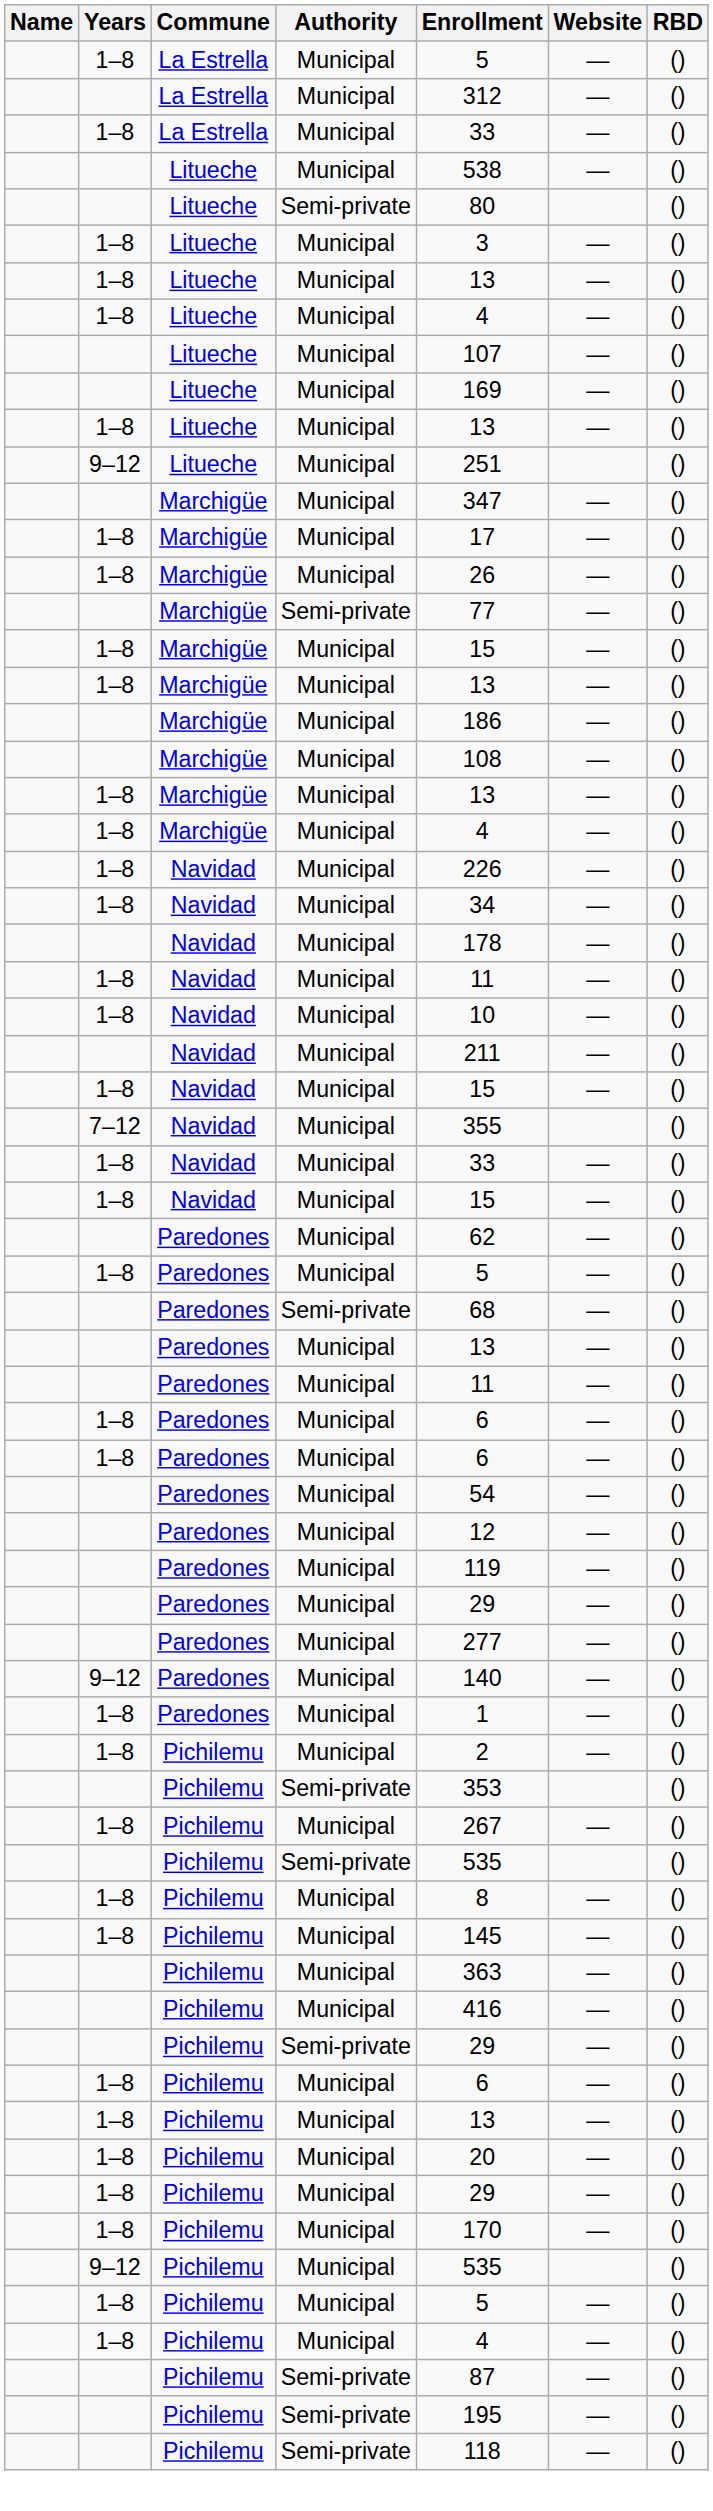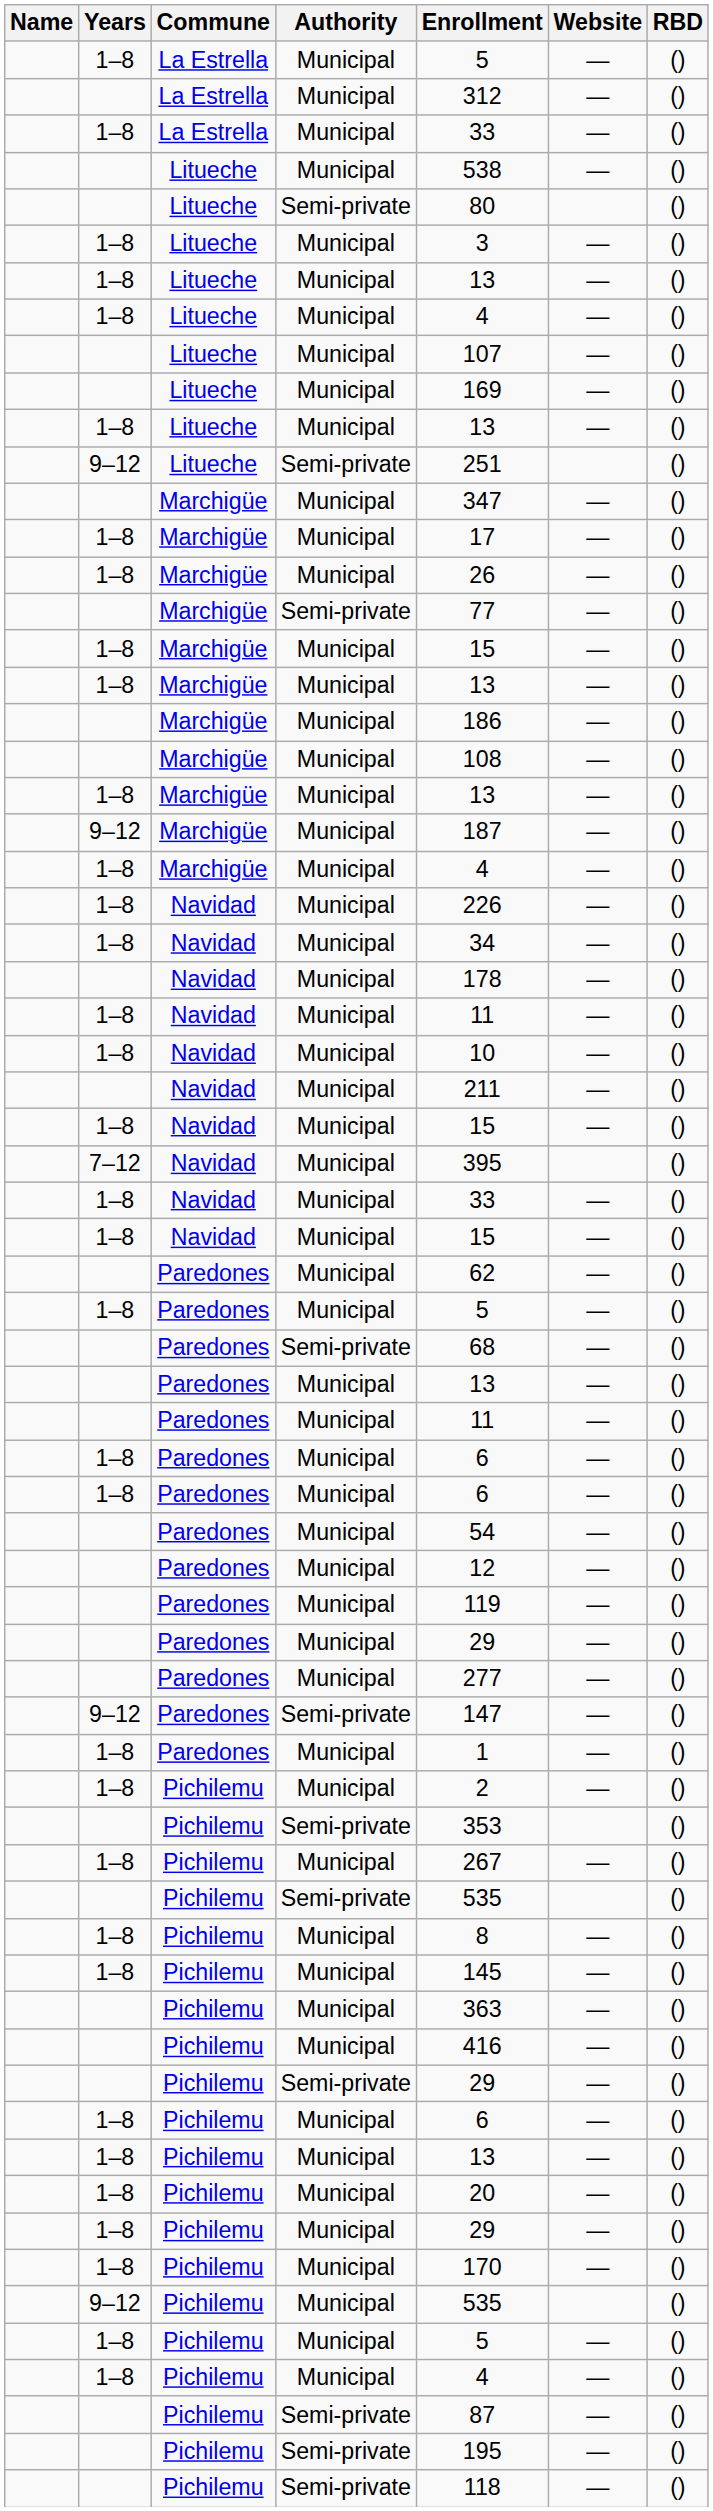(346, 464) Municipal -> (346, 464) Semi-private
+ row: (115, 832)
(482, 1126) 355 -> (482, 1163) 395
(346, 1678) Municipal -> (346, 1715) Semi-private
(482, 1678) 140 -> (482, 1715) 147
